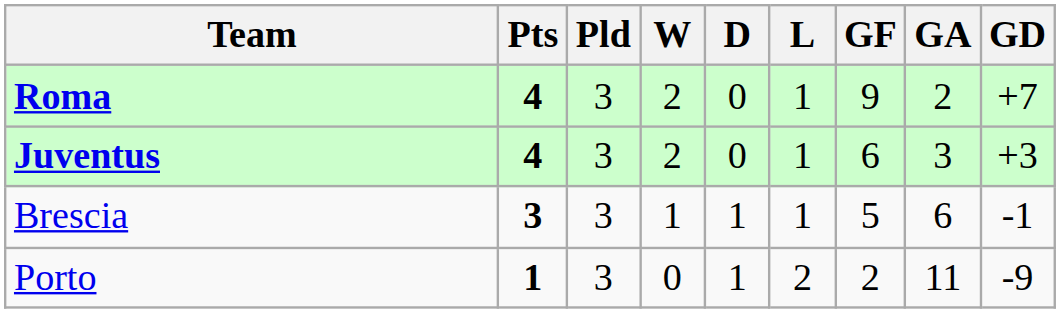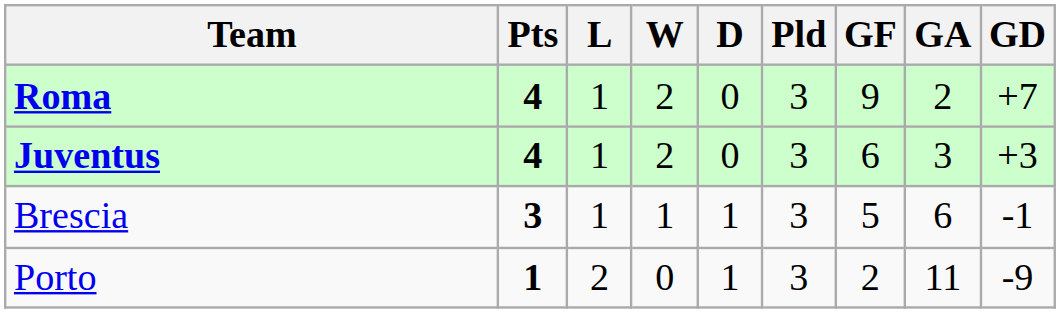columns swapped: (603, 34) <-> (803, 34)
